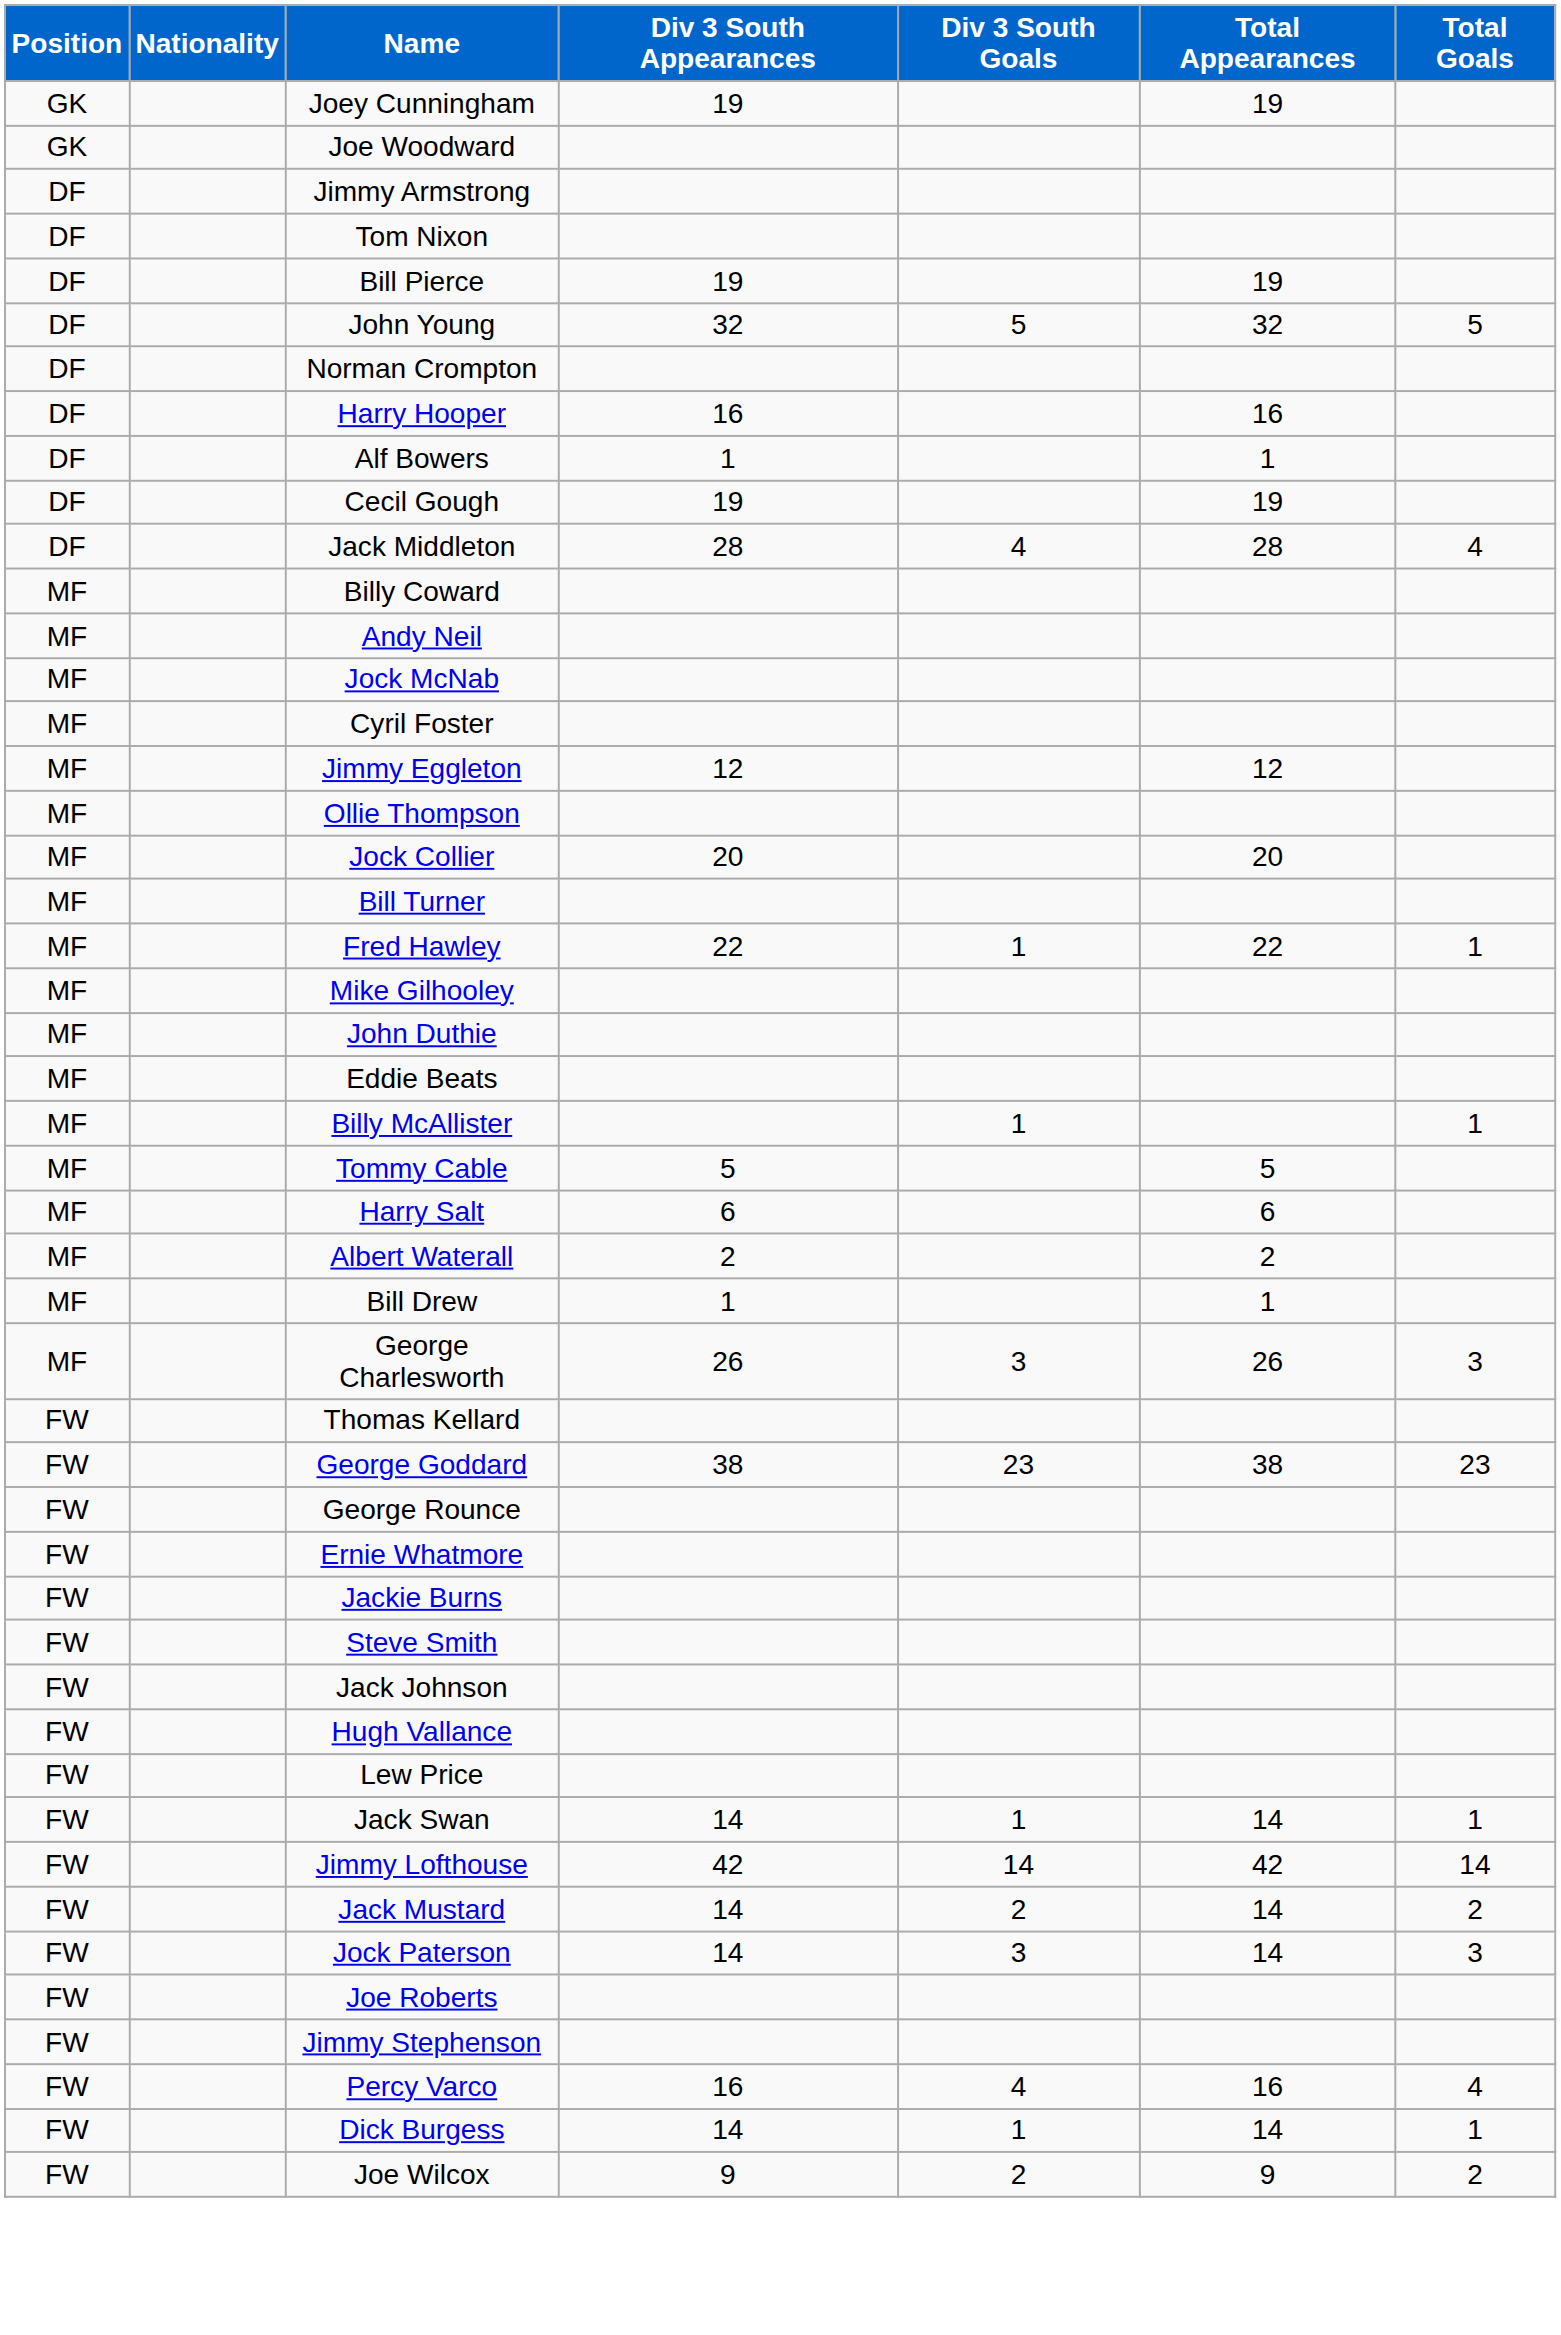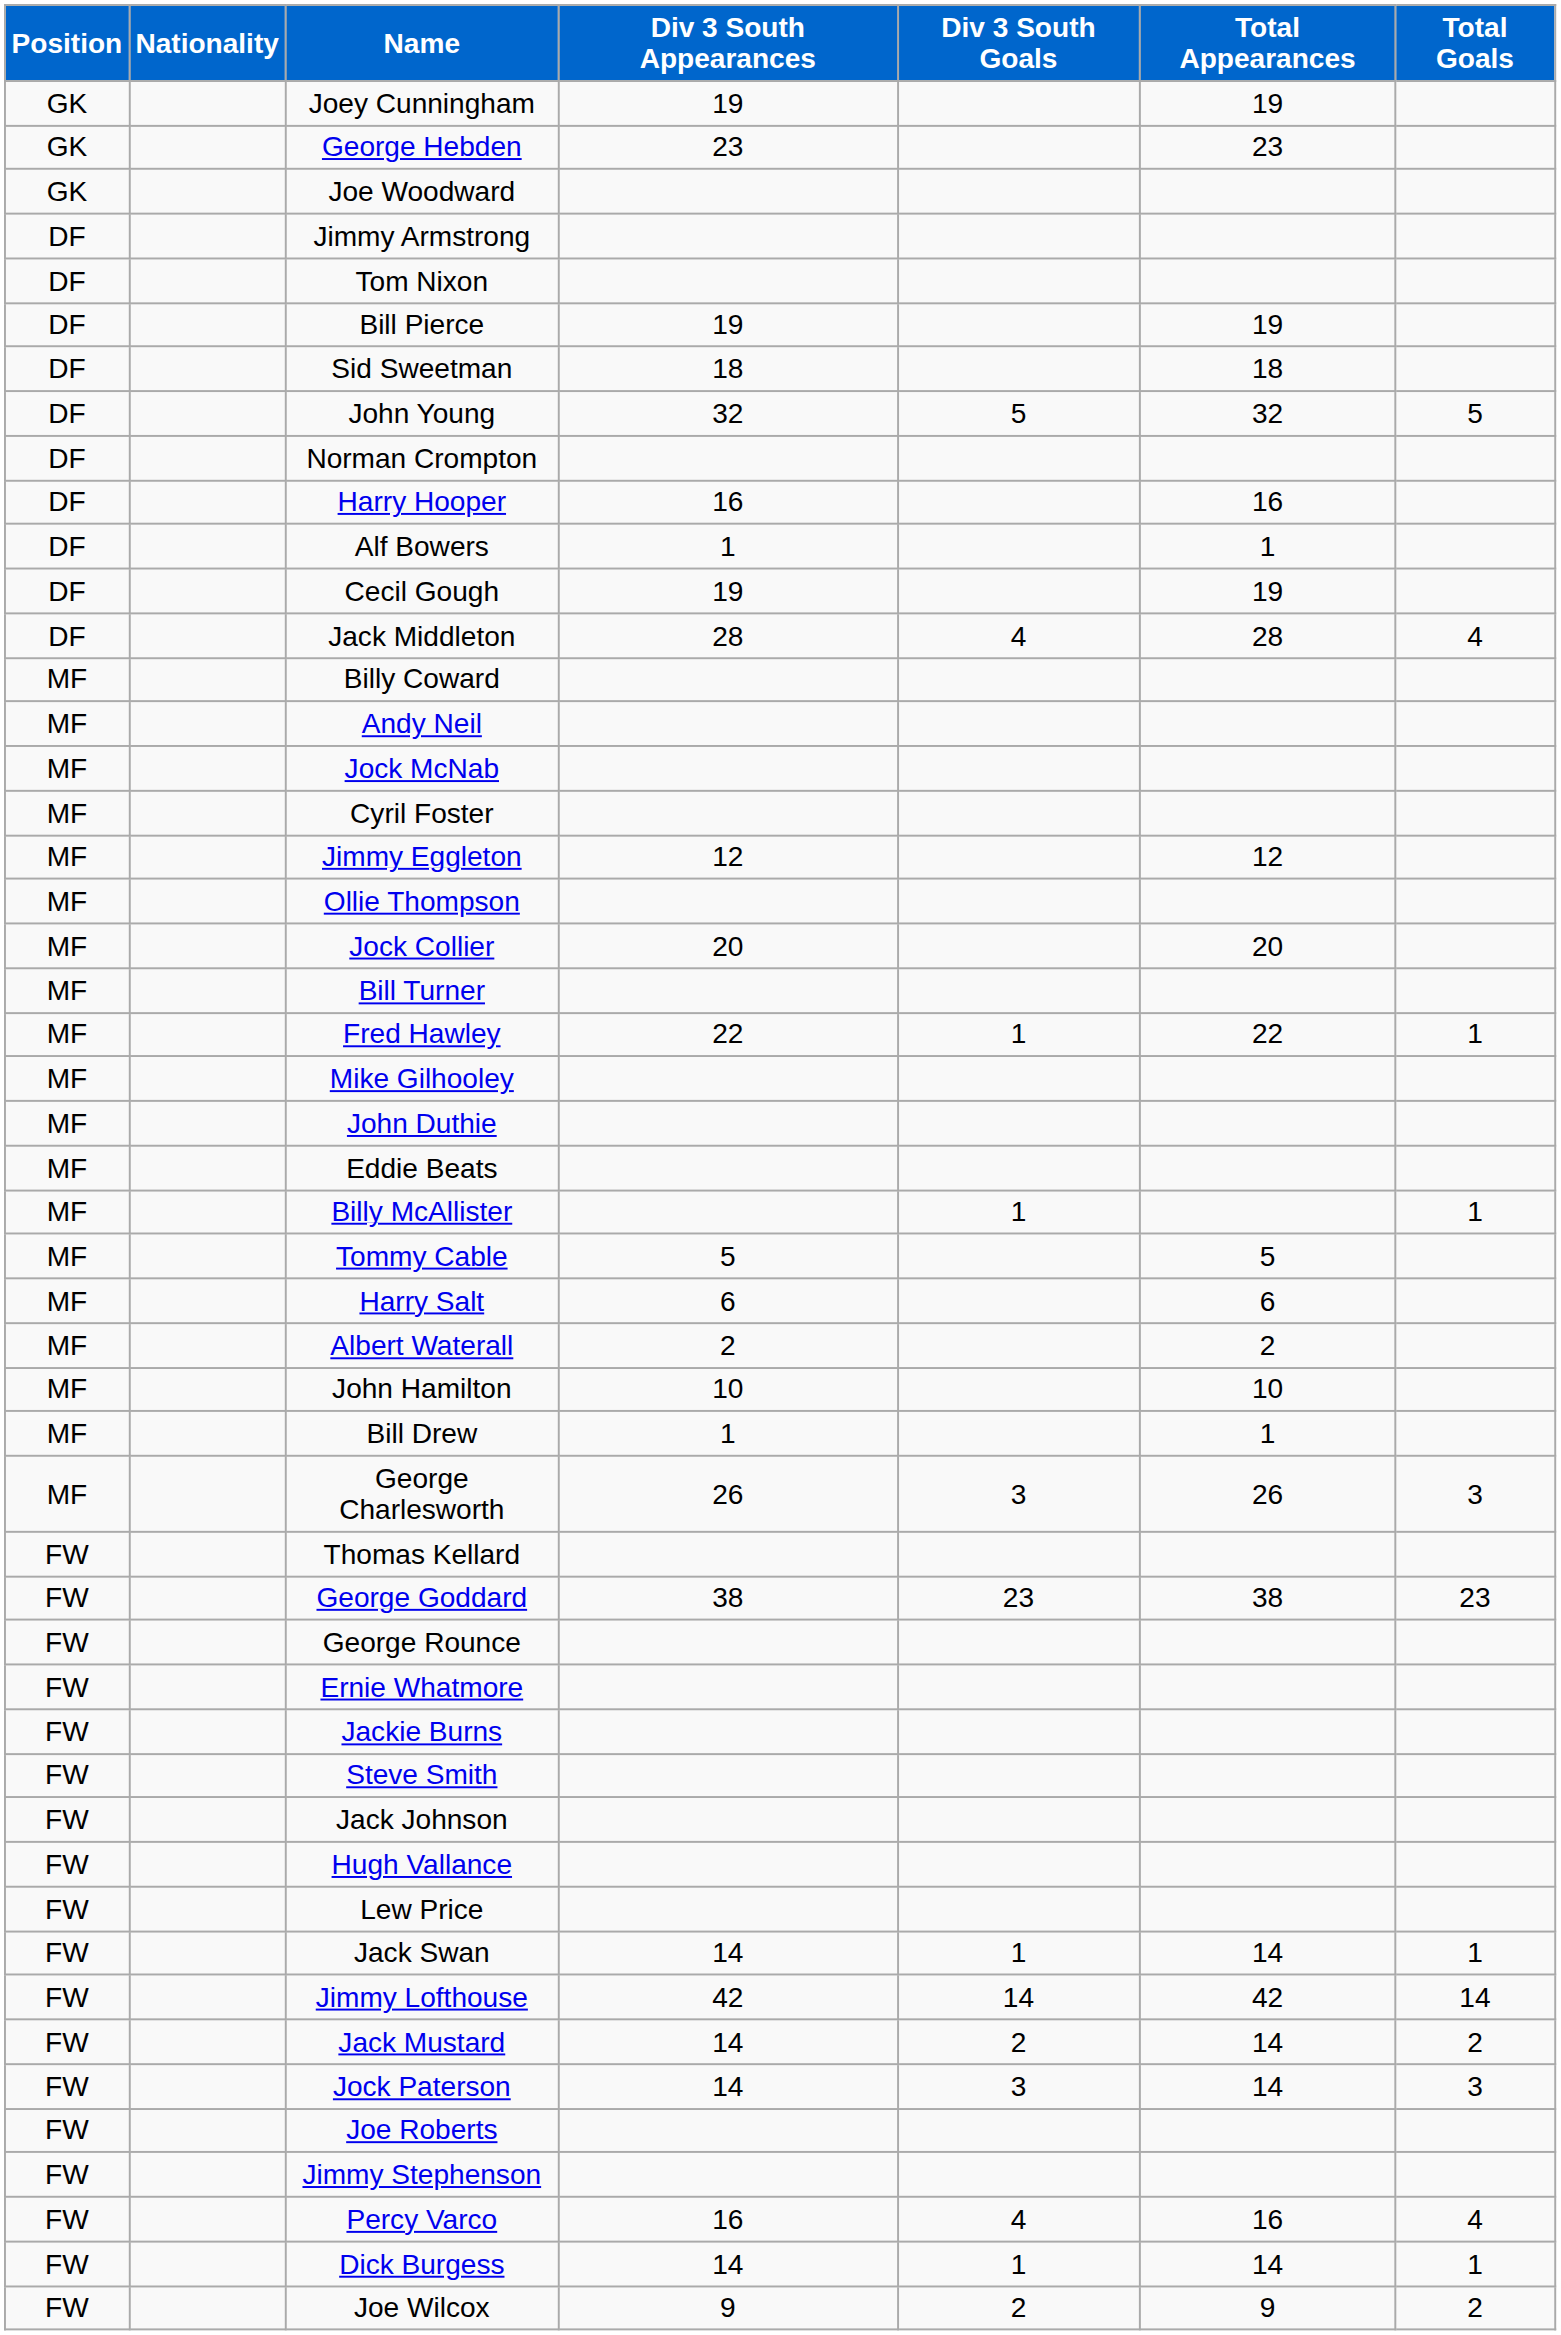+ row: (422, 147)
+ row: (422, 369)
+ row: (422, 1390)
